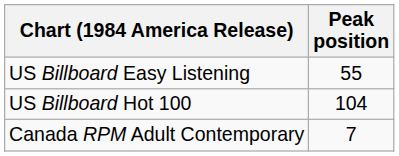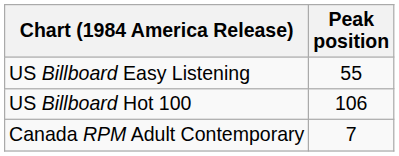(351, 103) 104 -> (351, 103) 106
